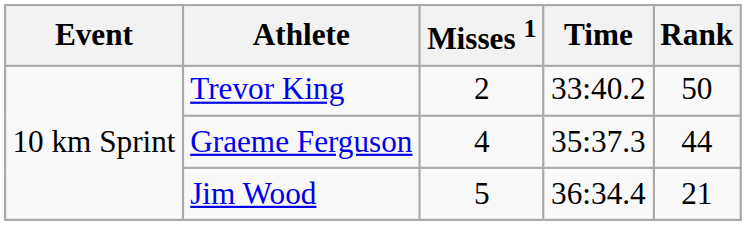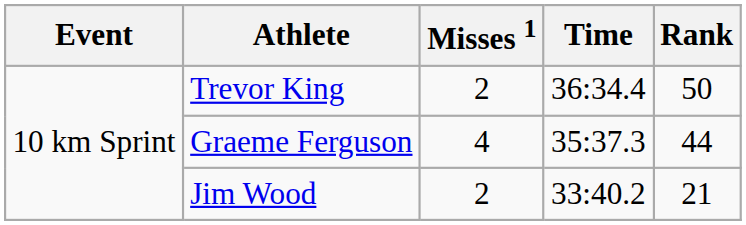(598, 90) 33:40.2 -> (598, 90) 36:34.4
(482, 193) 5 -> (482, 193) 2
(598, 193) 36:34.4 -> (598, 193) 33:40.2
